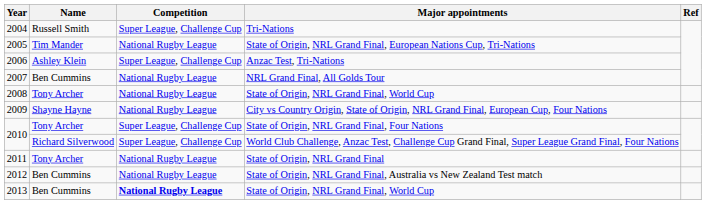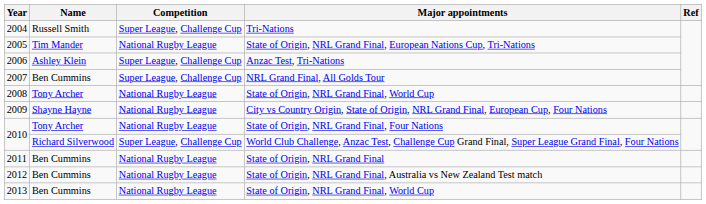(168, 77) National Rugby League -> (180, 77) Super League, Challenge Cup
(180, 126) Super League, Challenge Cup -> (168, 126) National Rugby League
(58, 158) Tony Archer -> (61, 158) Ben Cummins
(171, 191) bold -> (168, 191) normal
